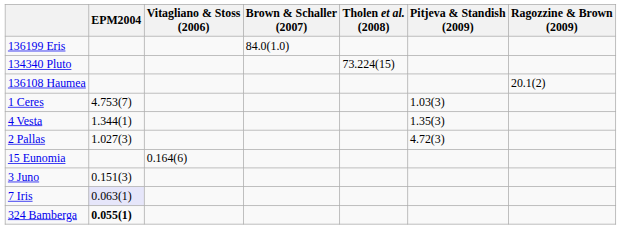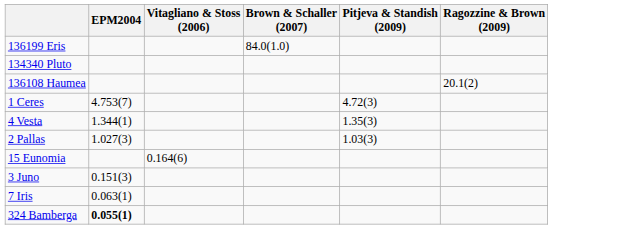- column: (374, 20)
(427, 102) 1.03(3) -> (360, 102) 4.72(3)
(427, 139) 4.72(3) -> (360, 139) 1.03(3)
(112, 196) lavender background -> (112, 196) no background
